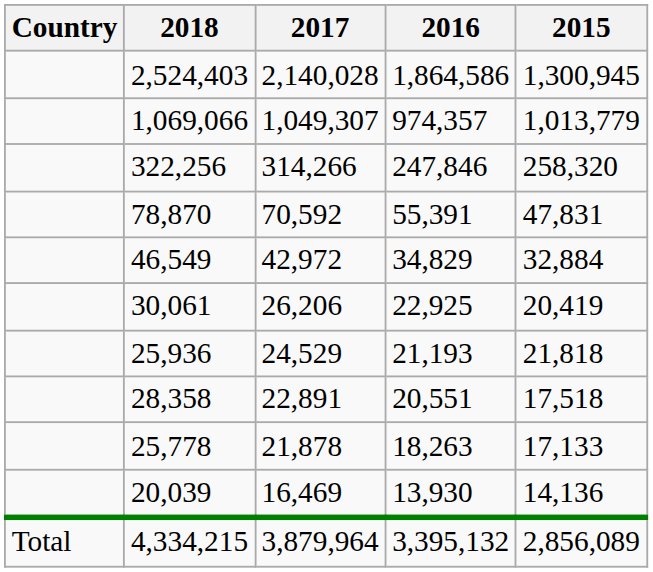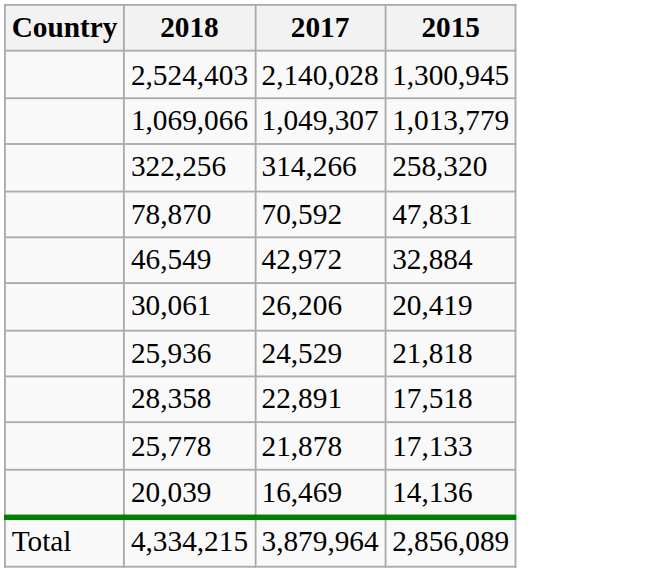- column: (451, 27)
